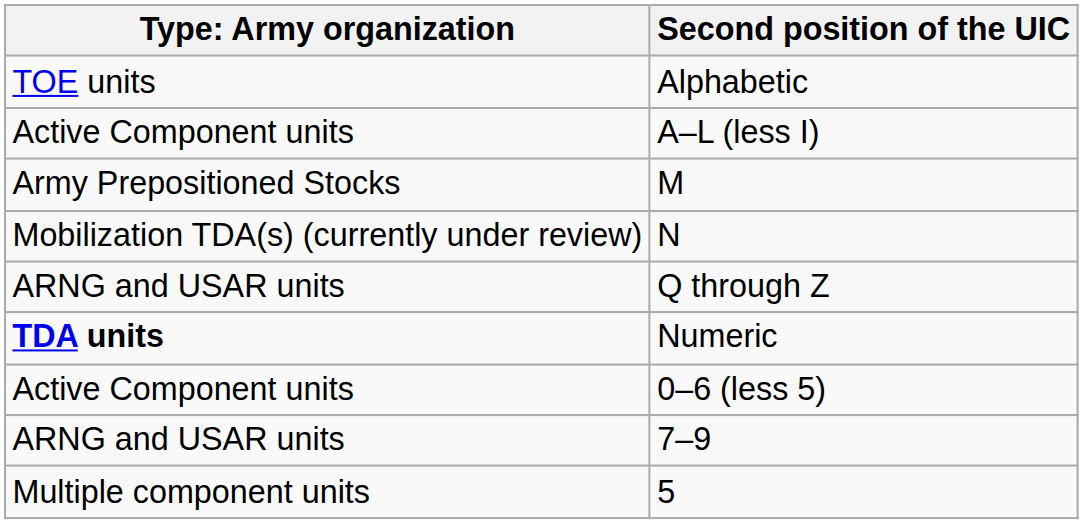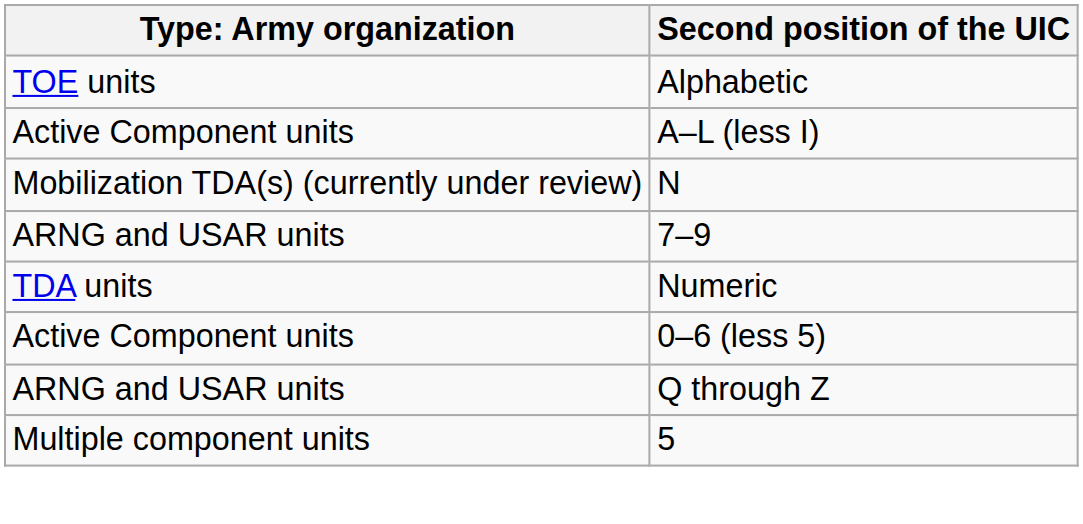- row: (671, 183)
rows swapped: (743, 286) <-> (684, 440)
(88, 337) bold -> (83, 286) normal
